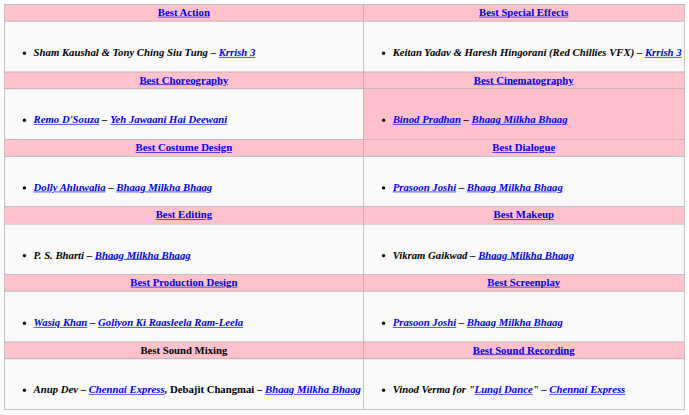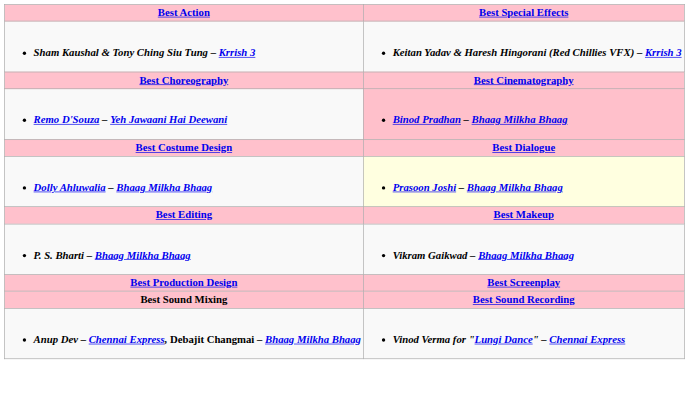(524, 188) no background -> (524, 188) lightyellow background
- row: (184, 323)
